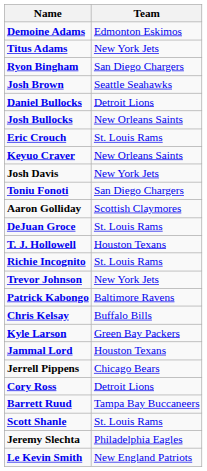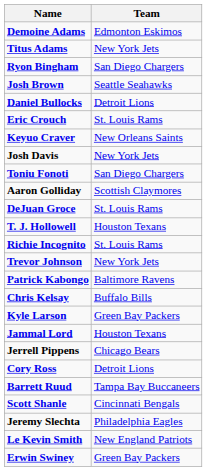- row: (40, 119)
(128, 421) St. Louis Rams -> (137, 404) Cincinnati Bengals
+ row: (40, 457)
